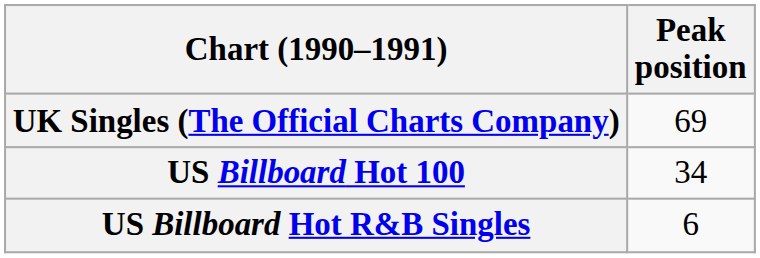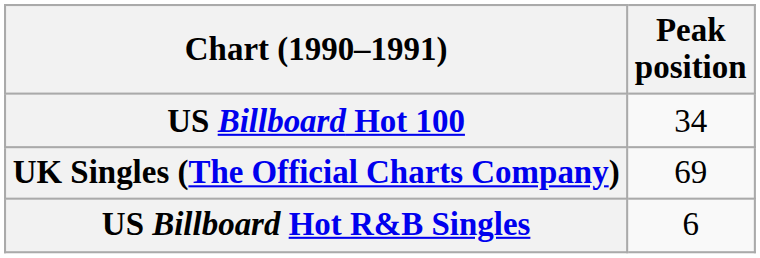rows swapped: (316, 119) <-> (316, 172)
